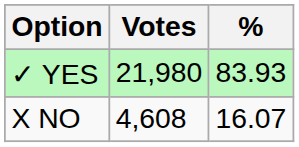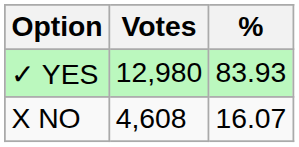(159, 72) 21,980 -> (159, 72) 12,980
